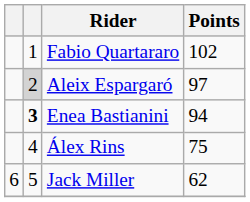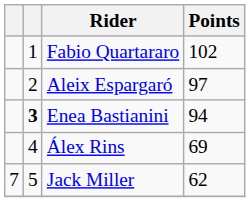(33, 83) lightgrey background -> (33, 83) no background
(198, 147) 75 -> (198, 147) 69
(14, 179) 6 -> (14, 179) 7
